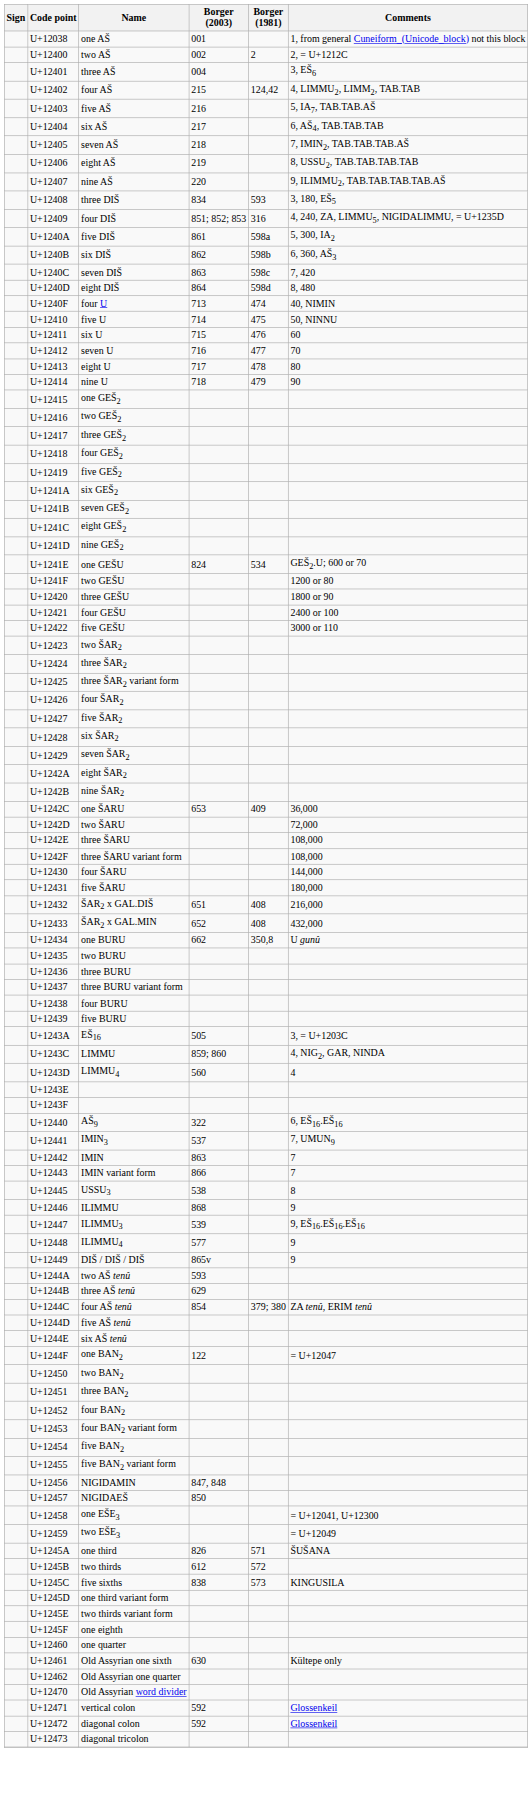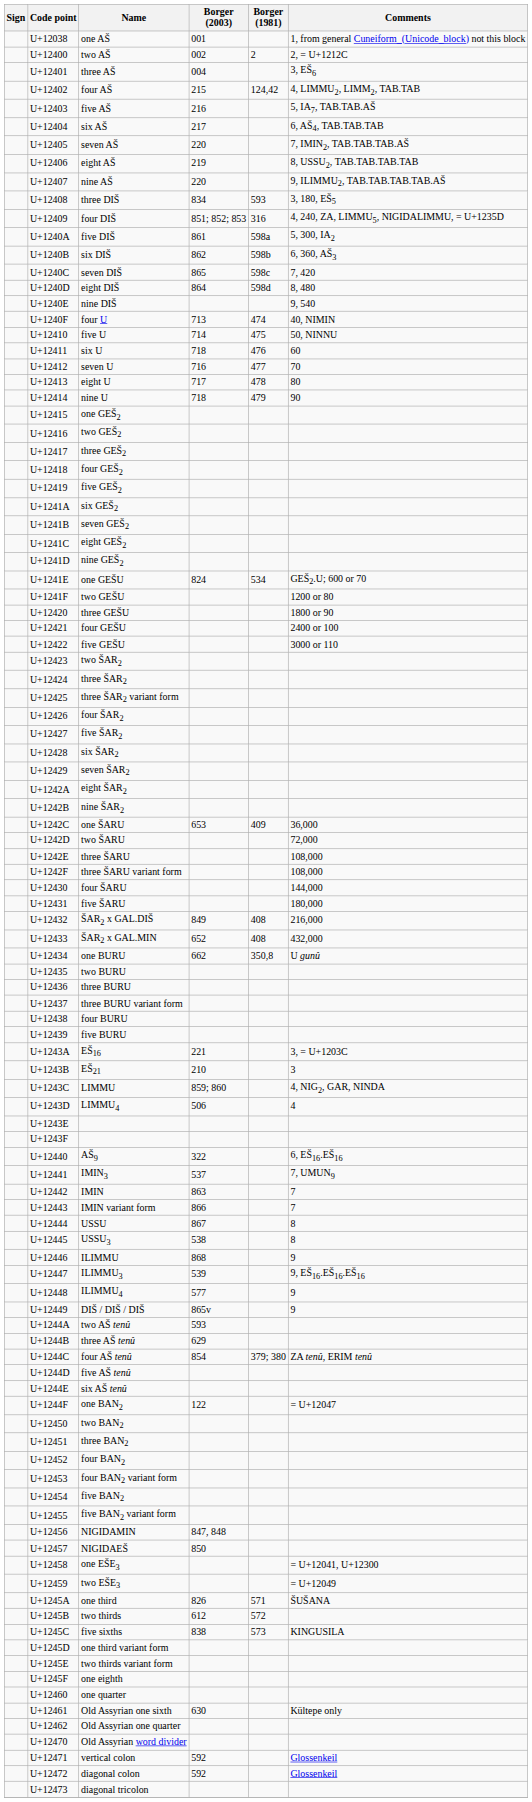(199, 145) 218 -> (199, 145) 220
(199, 272) 863 -> (199, 272) 865
+ row: (49, 303)
(199, 335) 715 -> (199, 351) 718
(199, 905) 651 -> (199, 920) 849
(199, 1036) 505 -> (199, 1051) 221
+ row: (50, 1070)
(199, 1072) 560 -> (199, 1106) 506
+ row: (49, 1223)
